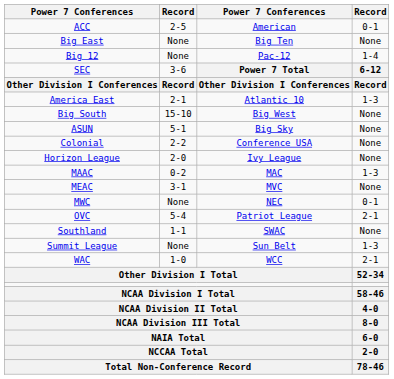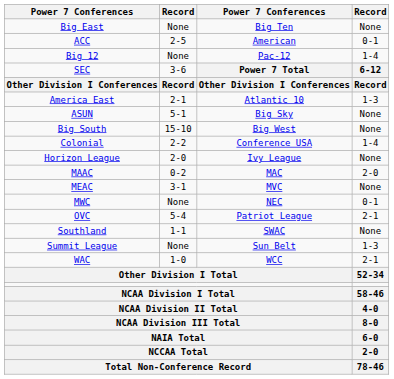rows swapped: (82, 26) <-> (82, 41)
rows swapped: (82, 129) <-> (82, 114)
(370, 143) None -> (370, 143) 1-4
(370, 172) 1-3 -> (370, 172) 2-0
